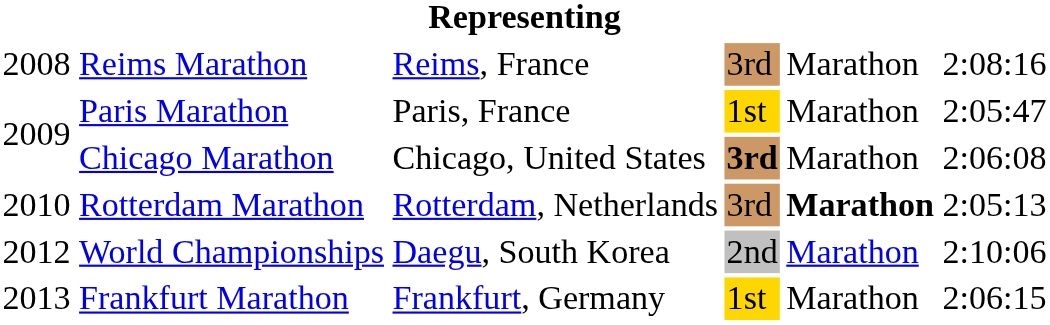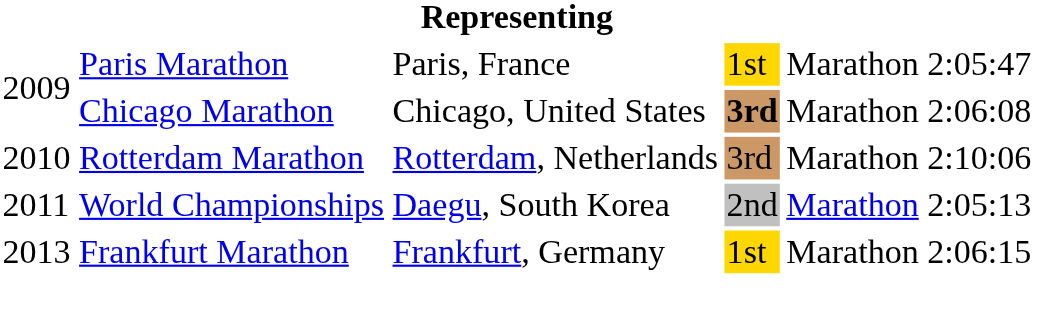- row: (193, 63)
(860, 204) bold -> (853, 157) normal
(995, 204) 2:05:13 -> (979, 157) 2:10:06
(36, 251) 2012 -> (36, 204) 2011
(995, 251) 2:10:06 -> (979, 204) 2:05:13
